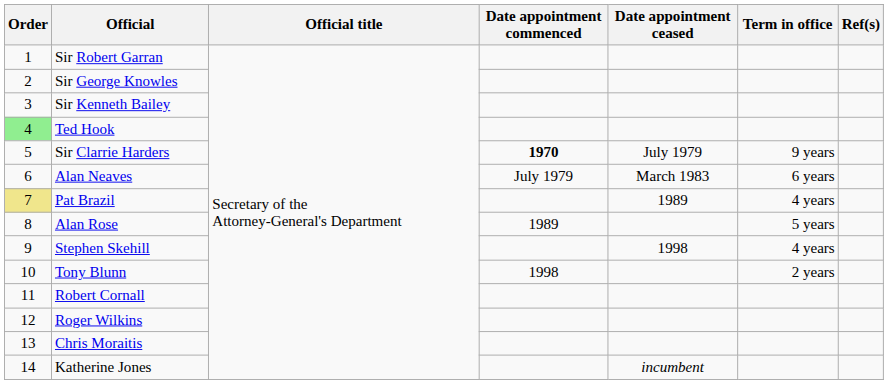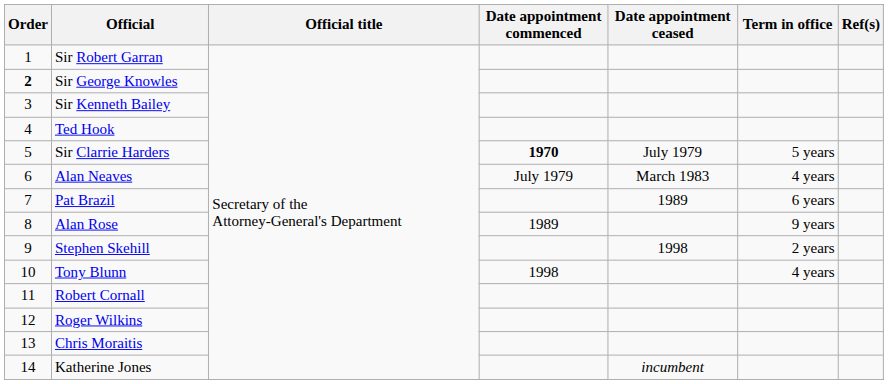(28, 81) normal -> (28, 81) bold
(28, 128) lightgreen background -> (28, 128) no background
(813, 152) 9 years -> (813, 152) 5 years
(813, 176) 6 years -> (813, 176) 4 years
(28, 200) khaki background -> (28, 200) no background
(813, 200) 4 years -> (813, 200) 6 years
(813, 224) 5 years -> (813, 224) 9 years
(813, 248) 4 years -> (813, 248) 2 years
(813, 271) 2 years -> (813, 271) 4 years
